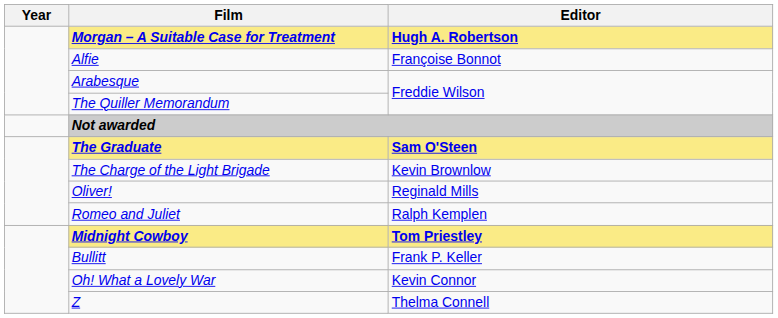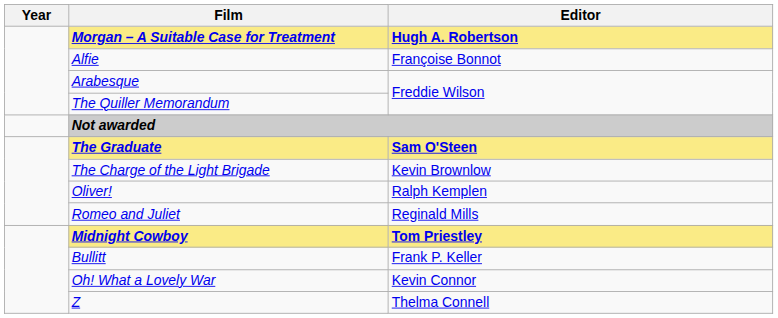(435, 192) Reginald Mills -> (439, 192) Ralph Kemplen
(439, 214) Ralph Kemplen -> (435, 214) Reginald Mills
